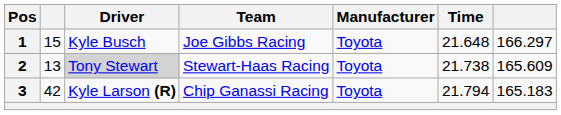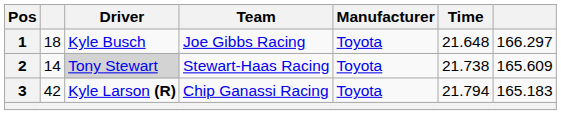(52, 42) 15 -> (52, 42) 18
(52, 66) 13 -> (52, 66) 14
